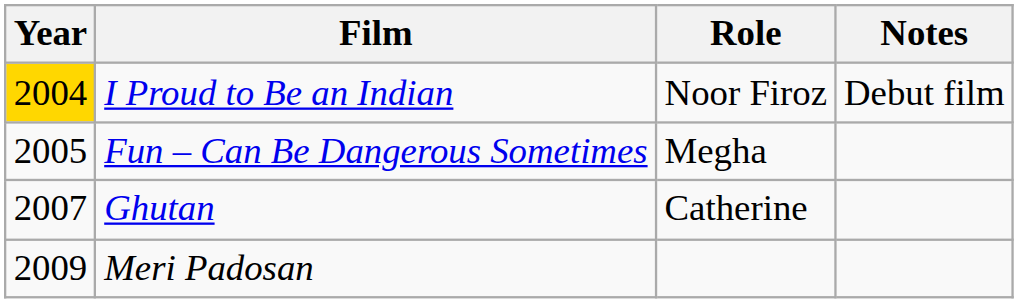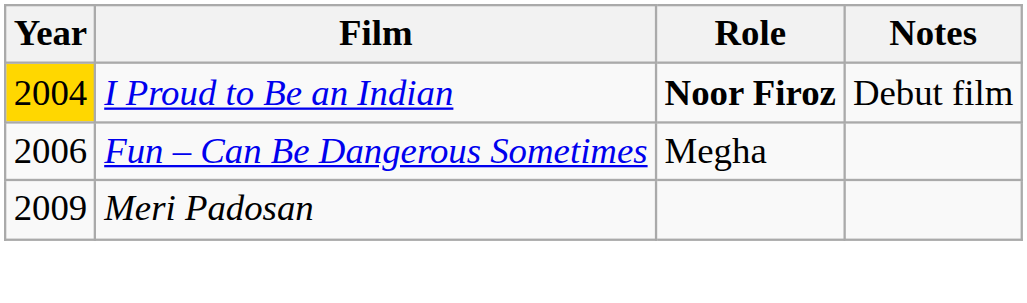(746, 92) normal -> (750, 92) bold
(50, 150) 2005 -> (50, 150) 2006
- row: (159, 208)
